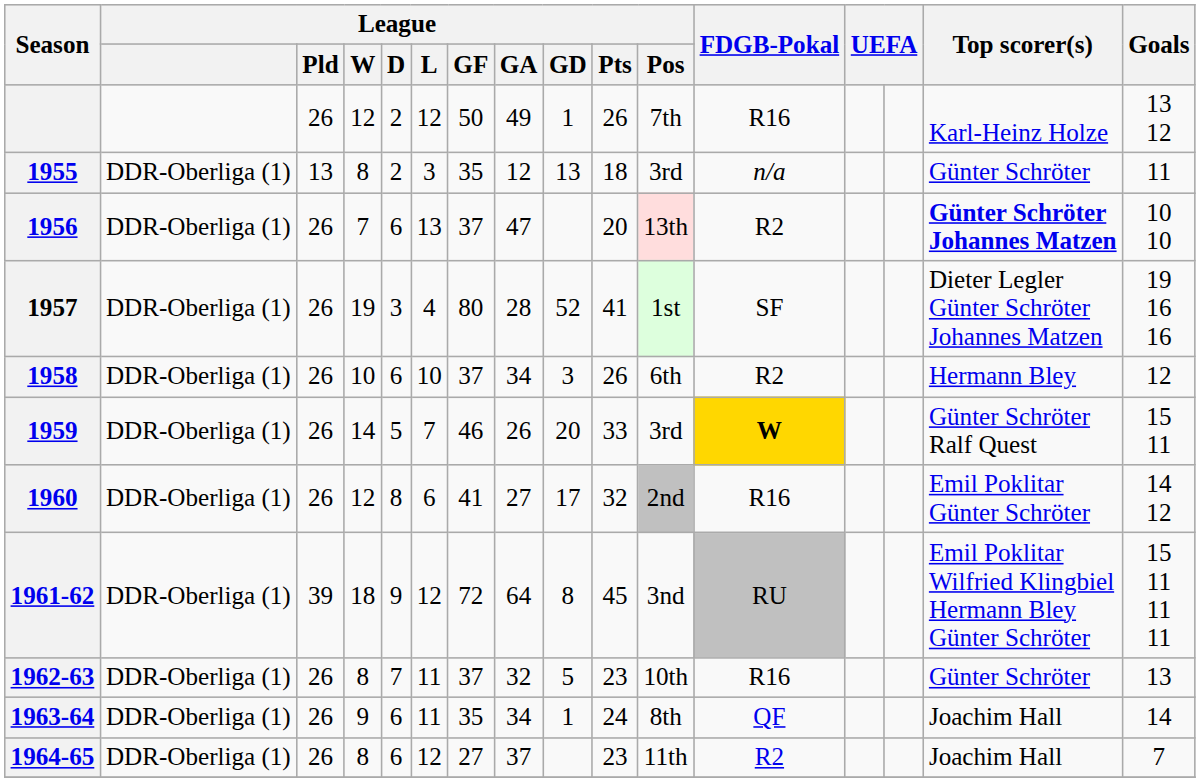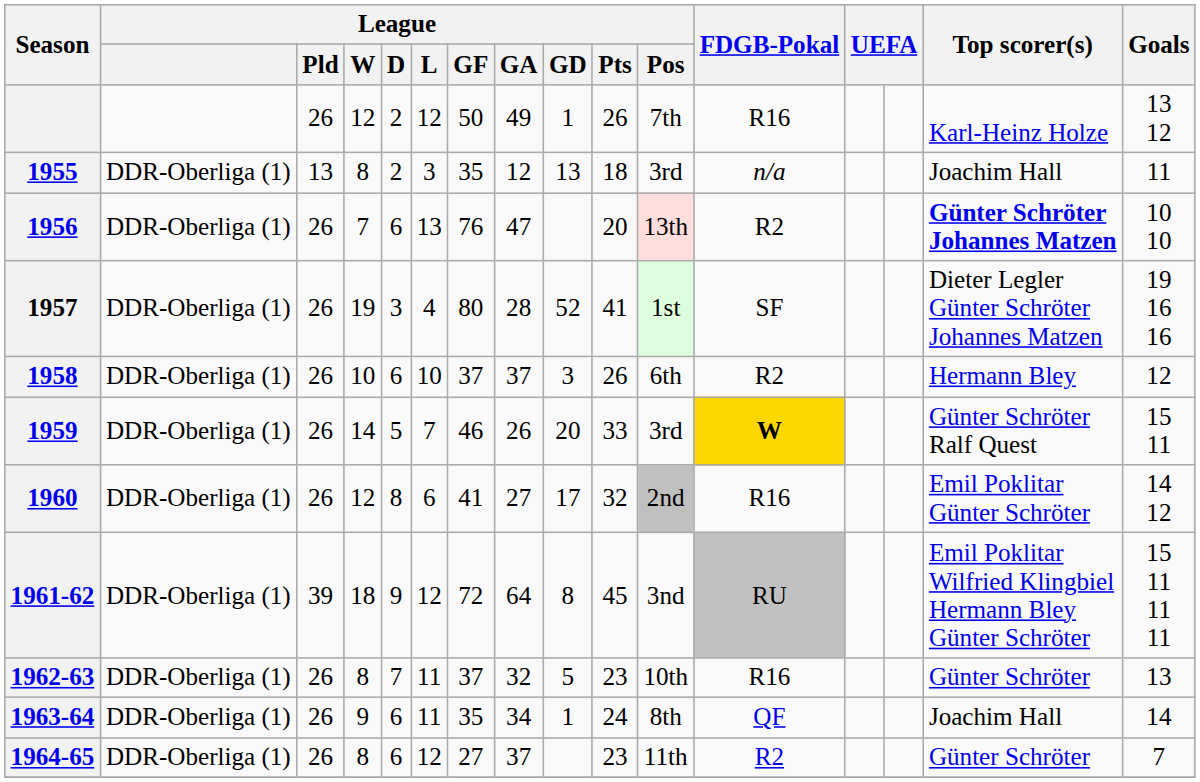(1009, 172) Günter Schröter -> (996, 172) Joachim Hall
(471, 226) 37 -> (471, 226) 76
(519, 376) 34 -> (519, 376) 37
(996, 756) Joachim Hall -> (1009, 756) Günter Schröter
